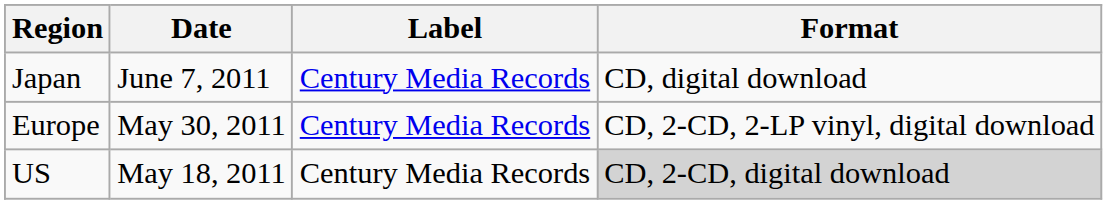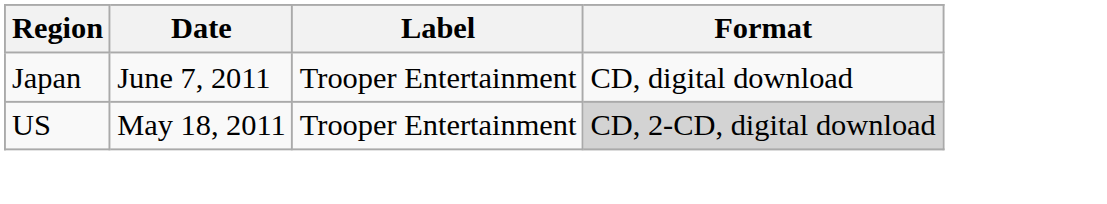(445, 76) Century Media Records -> (438, 76) Trooper Entertainment
- row: (56, 125)
(445, 173) Century Media Records -> (438, 125) Trooper Entertainment
